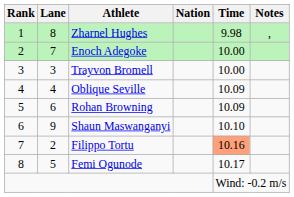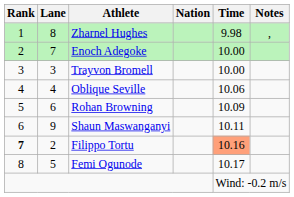(231, 88) 10.09 -> (231, 88) 10.06
(231, 126) 10.10 -> (231, 126) 10.11
(21, 145) normal -> (21, 145) bold
